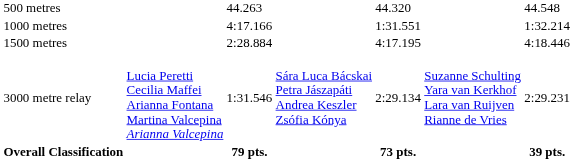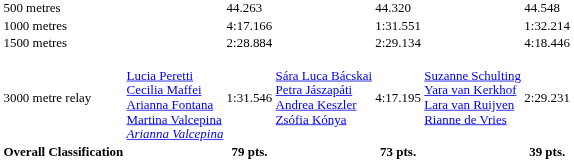(398, 43) 4:17.195 -> (398, 43) 2:29.134
(398, 97) 2:29.134 -> (398, 97) 4:17.195
